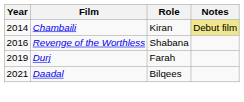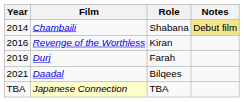(161, 27) Kiran -> (169, 27) Shabana
(169, 43) Shabana -> (161, 43) Kiran
+ row: (80, 89)
